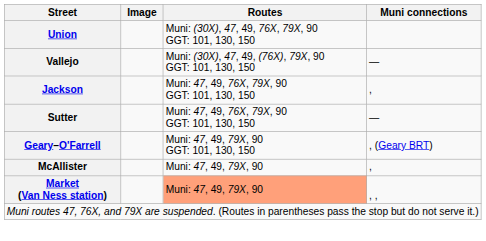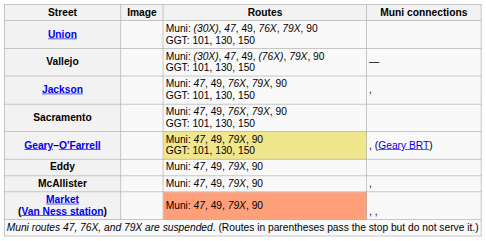+ row: (62, 117)
- row: (62, 117)
(214, 145) no background -> (214, 145) khaki background
+ row: (62, 167)
